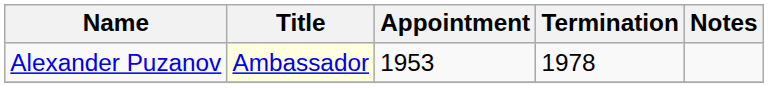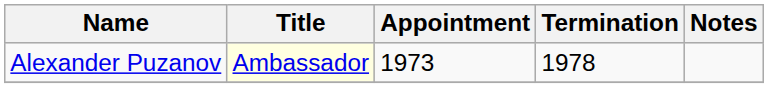(407, 62) 1953 -> (407, 62) 1973
